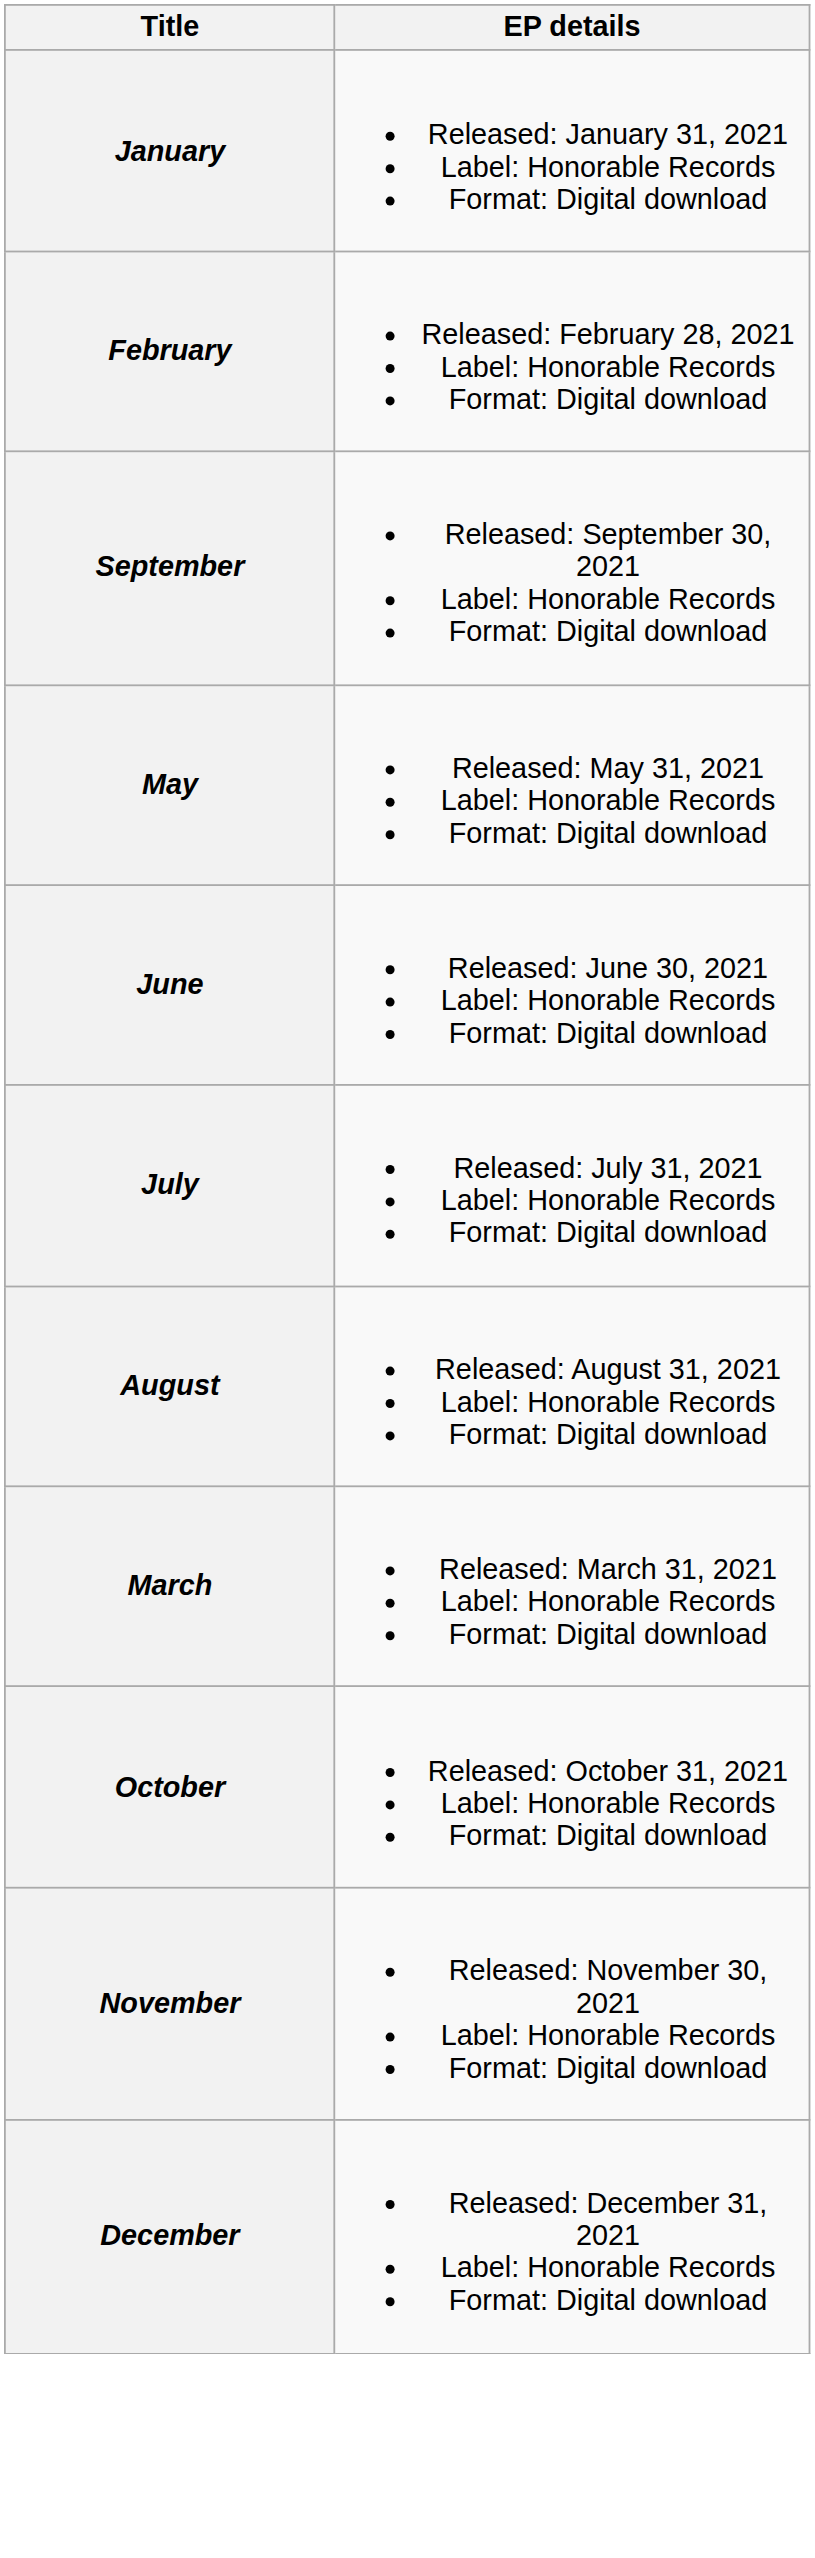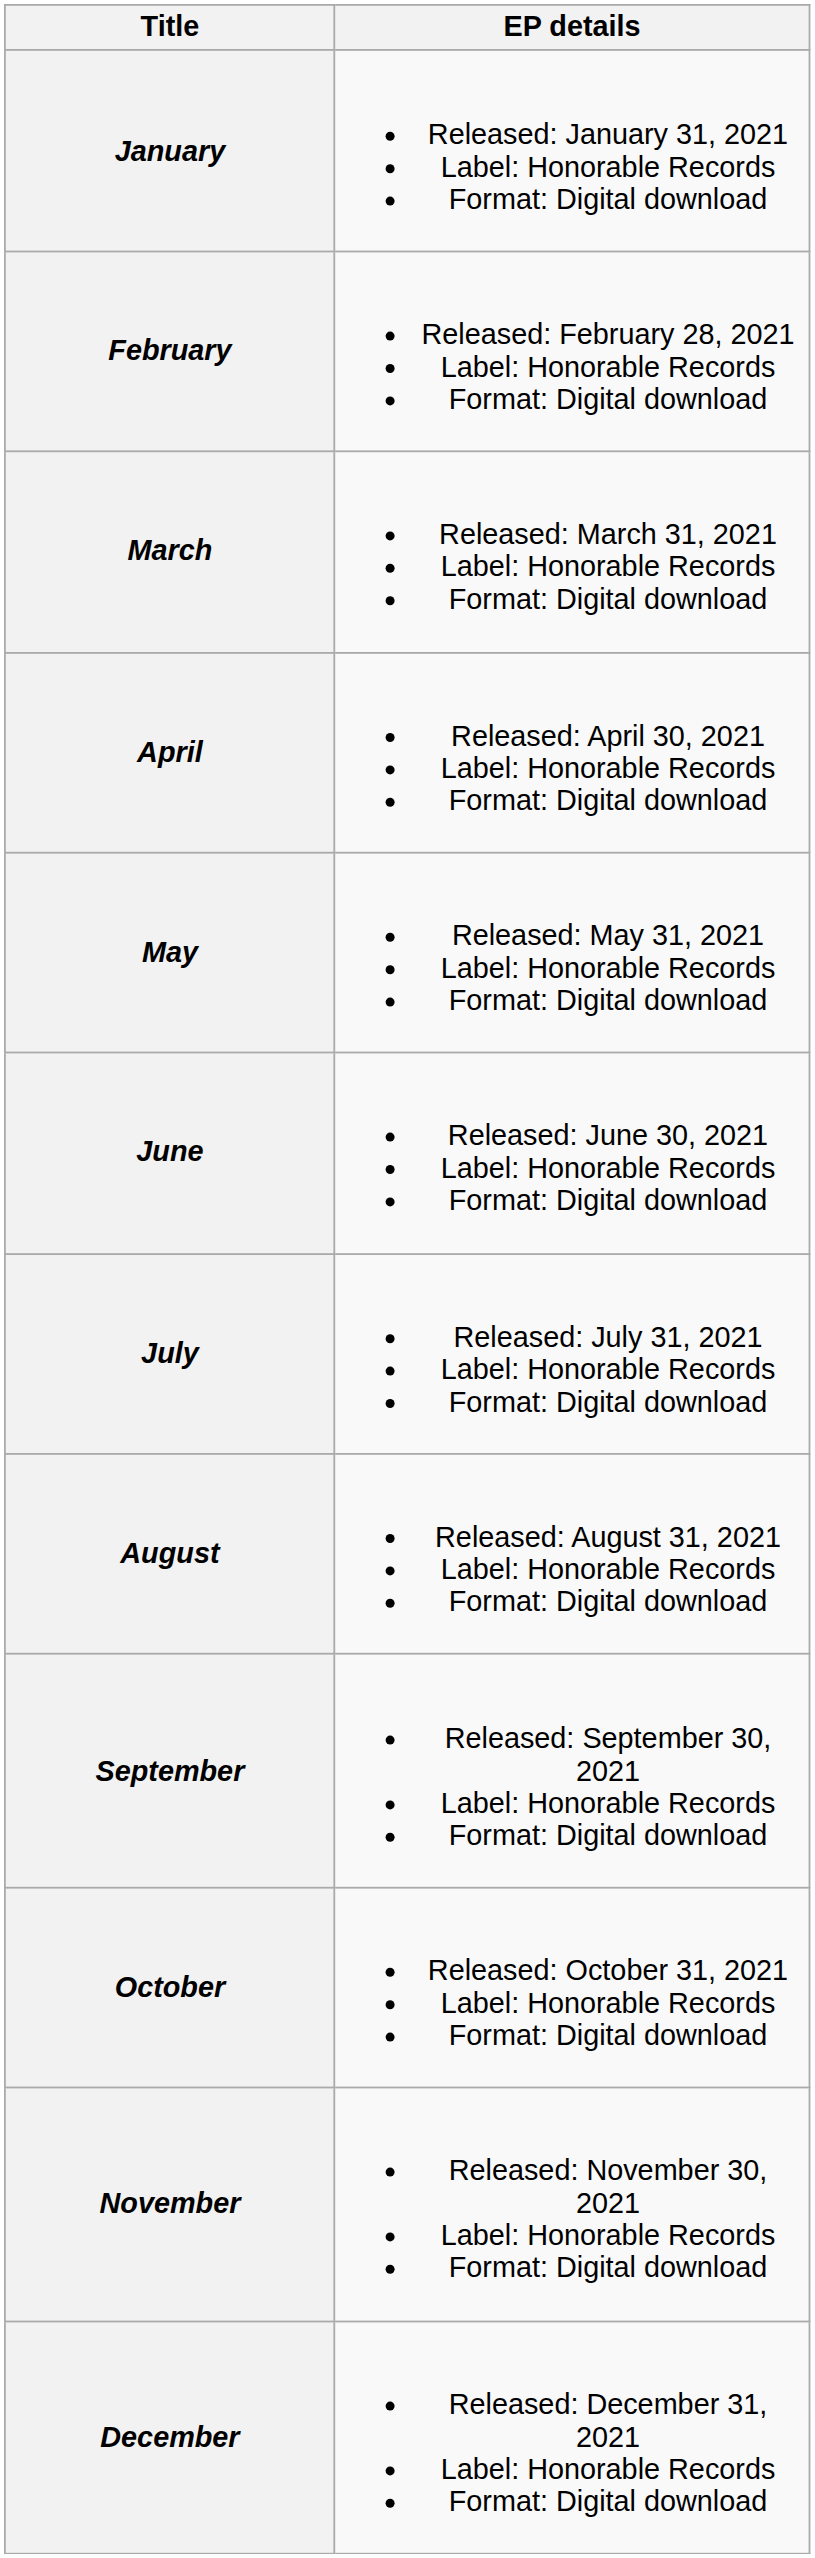rows swapped: (170, 1586) <-> (170, 567)
+ row: (170, 751)
